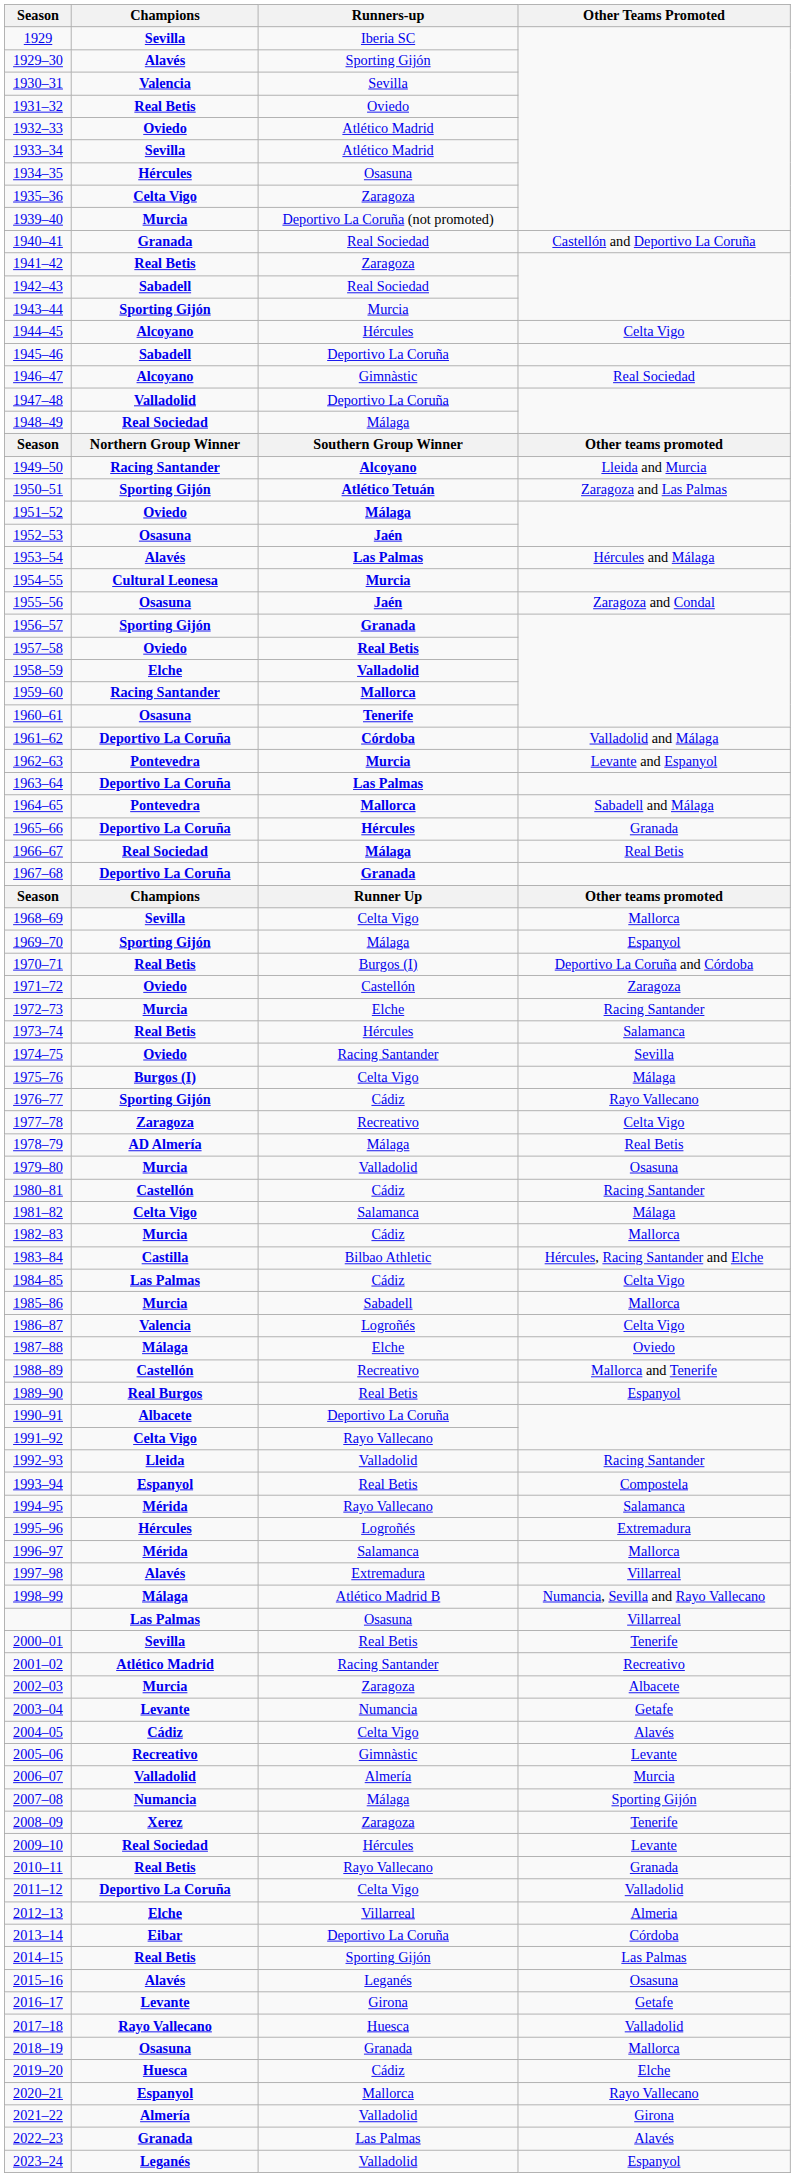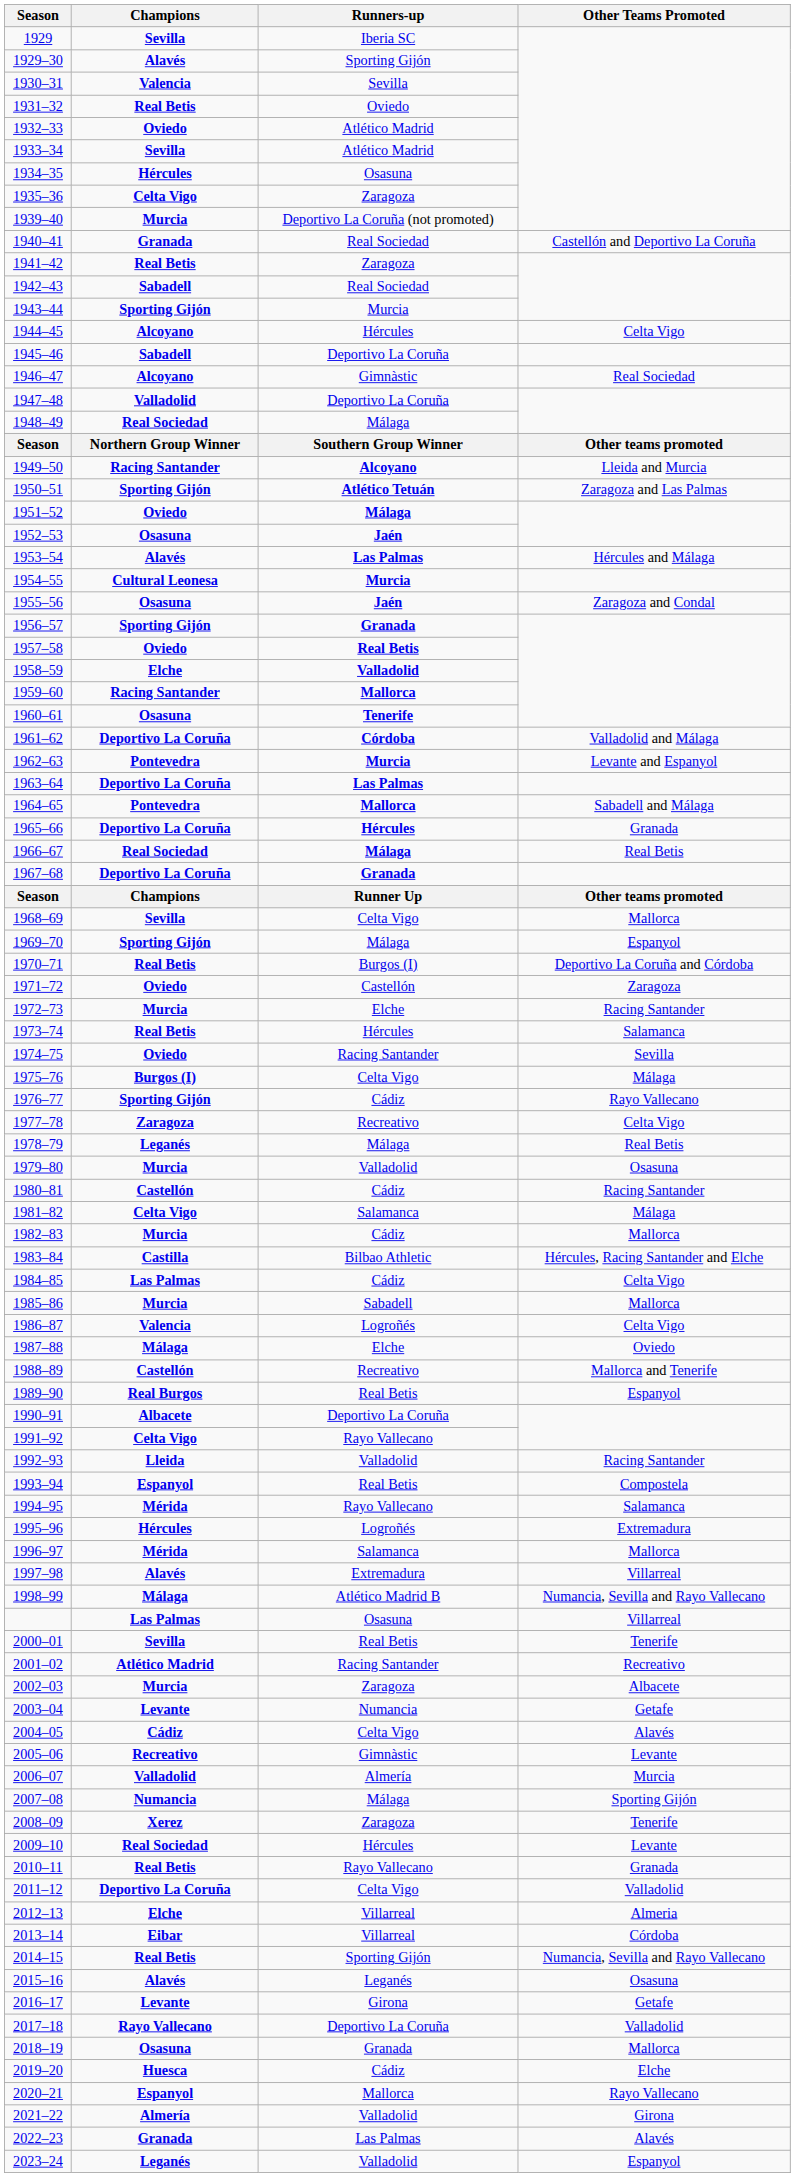(165, 1144) AD Almería -> (165, 1144) Leganés
(388, 1935) Deportivo La Coruña -> (388, 1935) Villarreal
(654, 1957) Las Palmas -> (654, 1957) Numancia, Sevilla and Rayo Vallecano
(388, 2025) Huesca -> (388, 2025) Deportivo La Coruña
